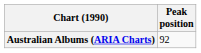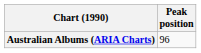(164, 39) 92 -> (164, 39) 96
